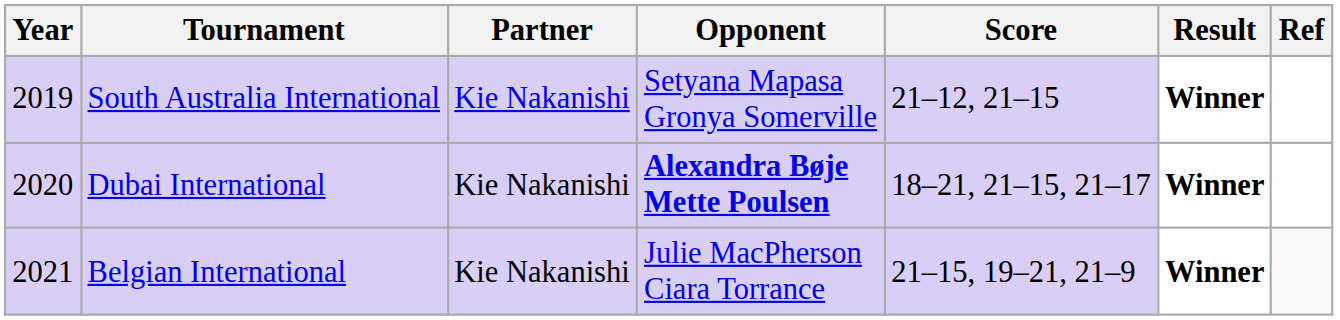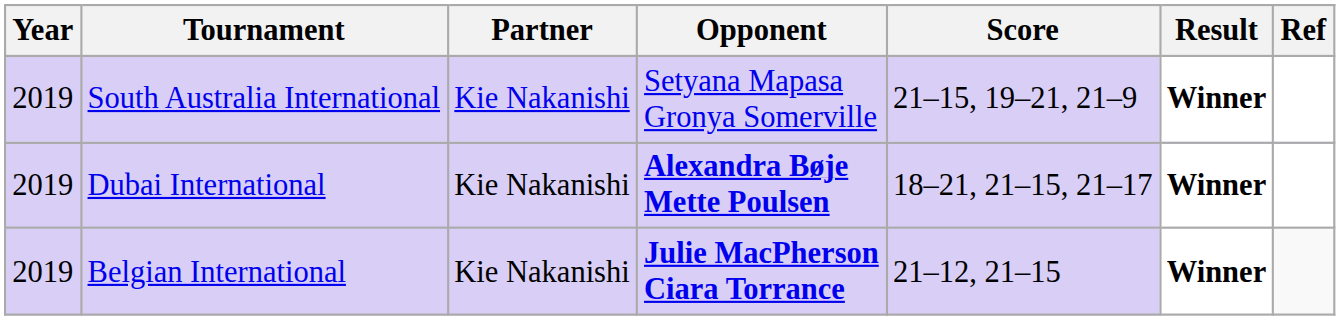(975, 98) 21–12, 21–15 -> (1015, 98) 21–15, 19–21, 21–9
(43, 184) 2020 -> (43, 184) 2019
(43, 271) 2021 -> (43, 271) 2019
(753, 271) normal -> (761, 271) bold
(1013, 271) 21–15, 19–21, 21–9 -> (977, 271) 21–12, 21–15
